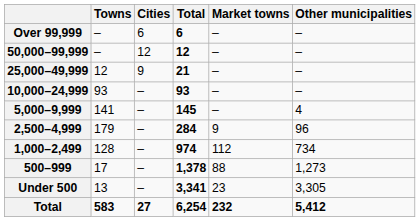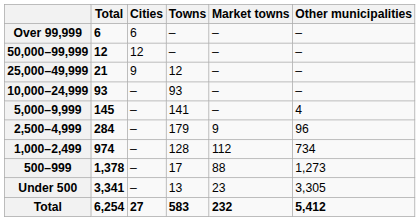columns swapped: (191, 14) <-> (113, 14)
